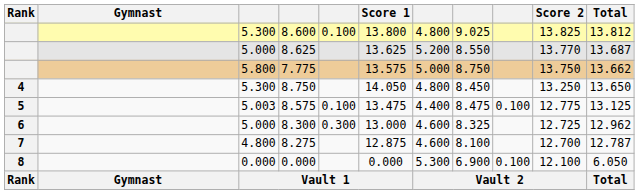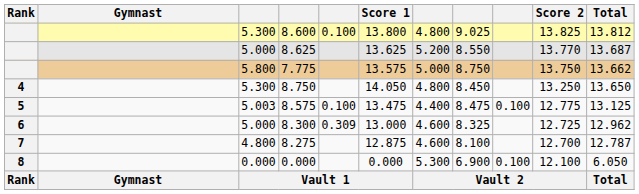(339, 125) 0.300 -> (339, 125) 0.309
